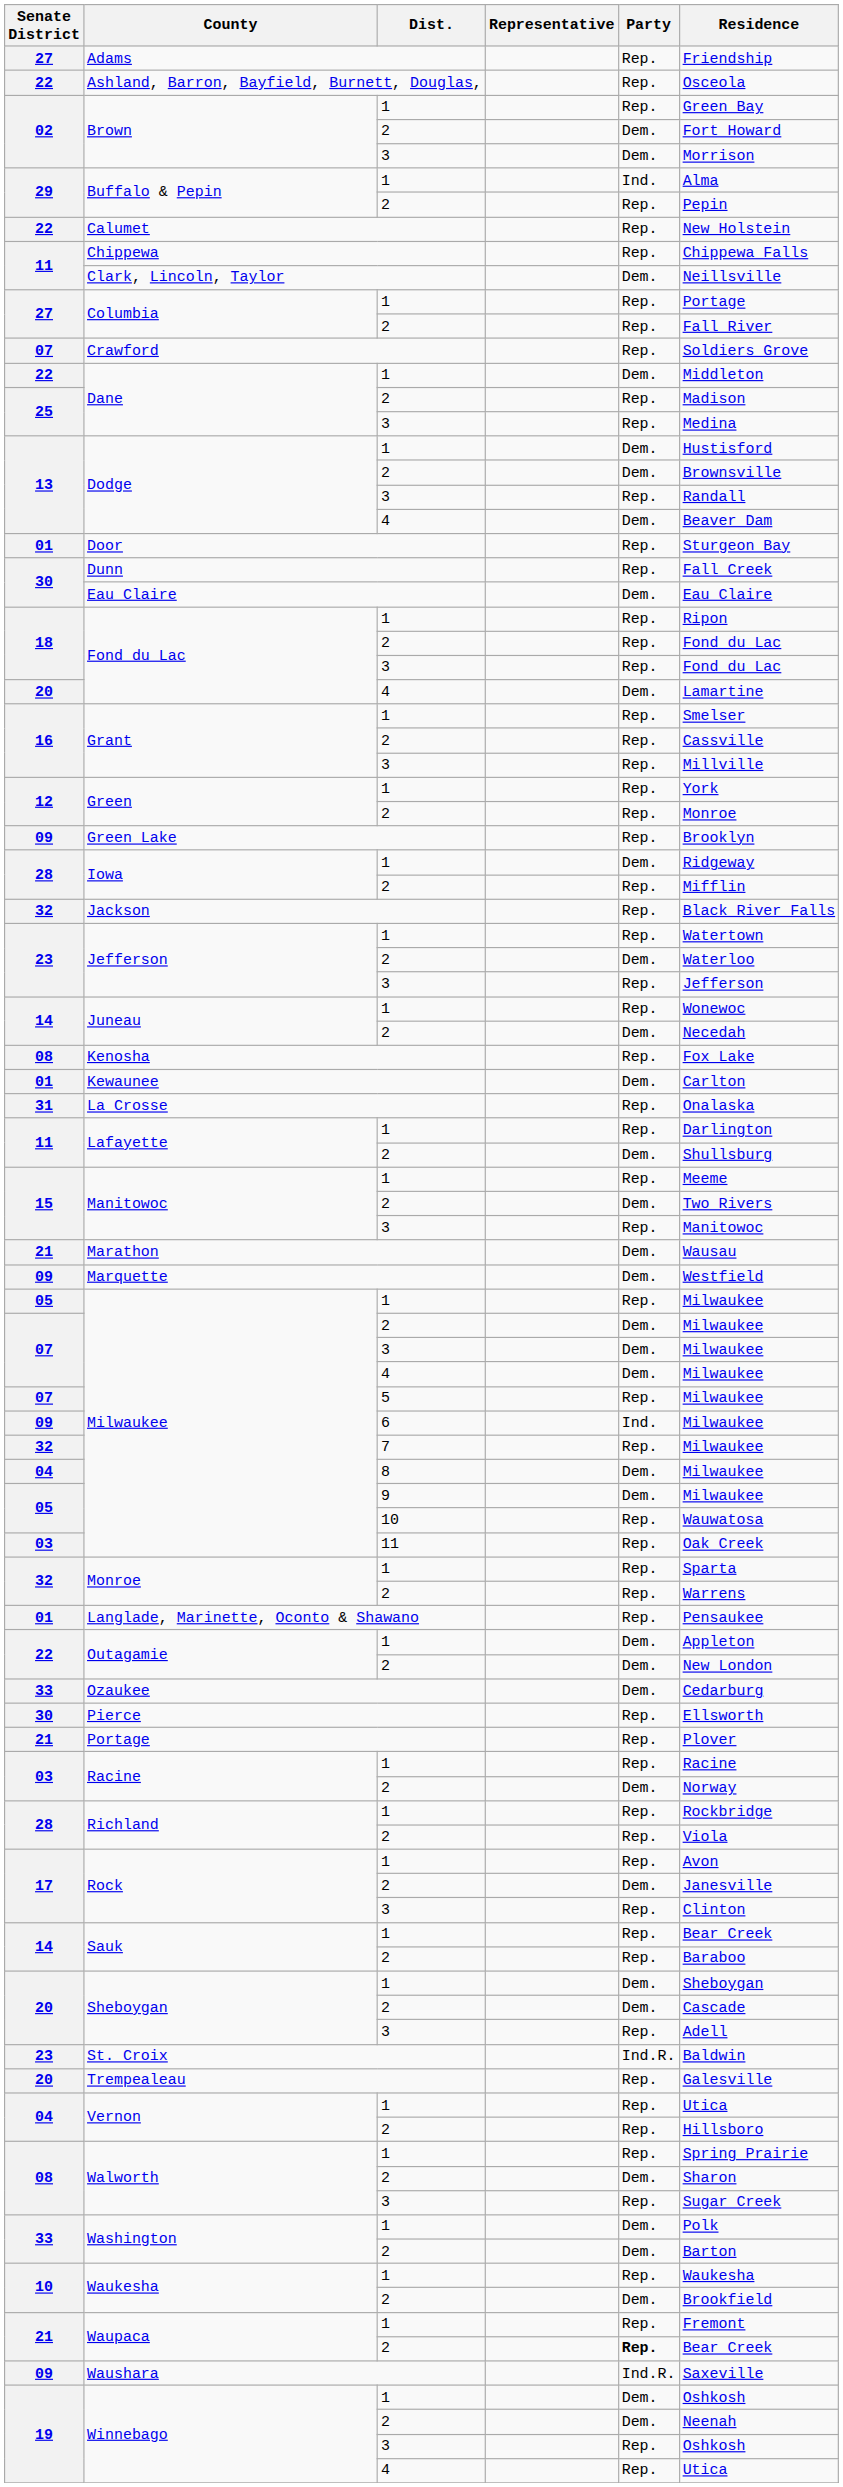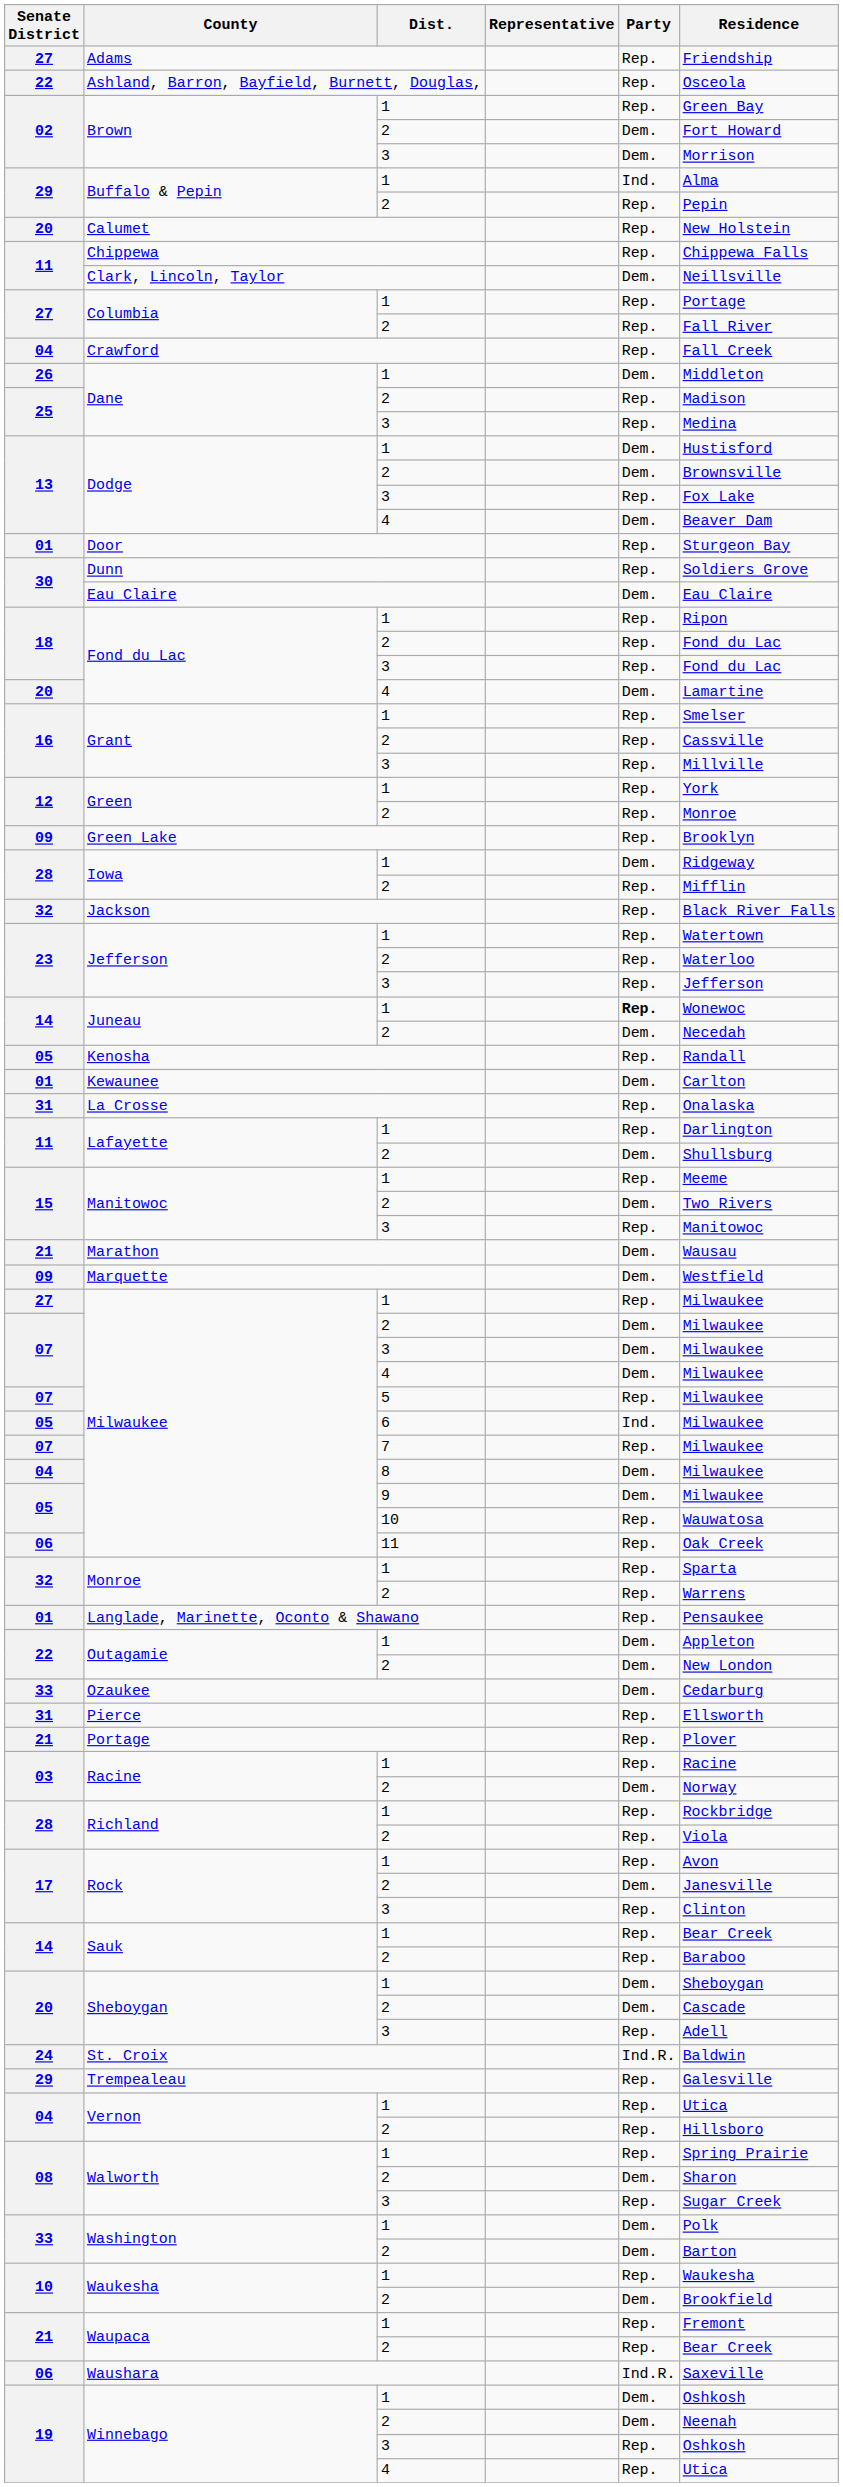(44, 229) 22 -> (44, 229) 20
(44, 351) 07 -> (44, 351) 04
(745, 351) Soldiers Grove -> (727, 351) Fall Creek
(44, 375) 22 -> (44, 375) 26
(714, 497) Randall -> (719, 497) Fox Lake
(727, 570) Fall Creek -> (745, 570) Soldiers Grove
(640, 960) Dem. -> (640, 960) Rep.
(640, 1009) normal -> (640, 1009) bold
(44, 1057) 08 -> (44, 1057) 05
(719, 1057) Fox Lake -> (714, 1057) Randall
(44, 1301) 05 -> (44, 1301) 27
(44, 1423) 09 -> (44, 1423) 05
(44, 1447) 32 -> (44, 1447) 07
(44, 1545) 03 -> (44, 1545) 06
(44, 1715) 30 -> (44, 1715) 31
(44, 2056) 23 -> (44, 2056) 24
(44, 2081) 20 -> (44, 2081) 29
(640, 2349) bold -> (640, 2349) normal
(44, 2373) 09 -> (44, 2373) 06
